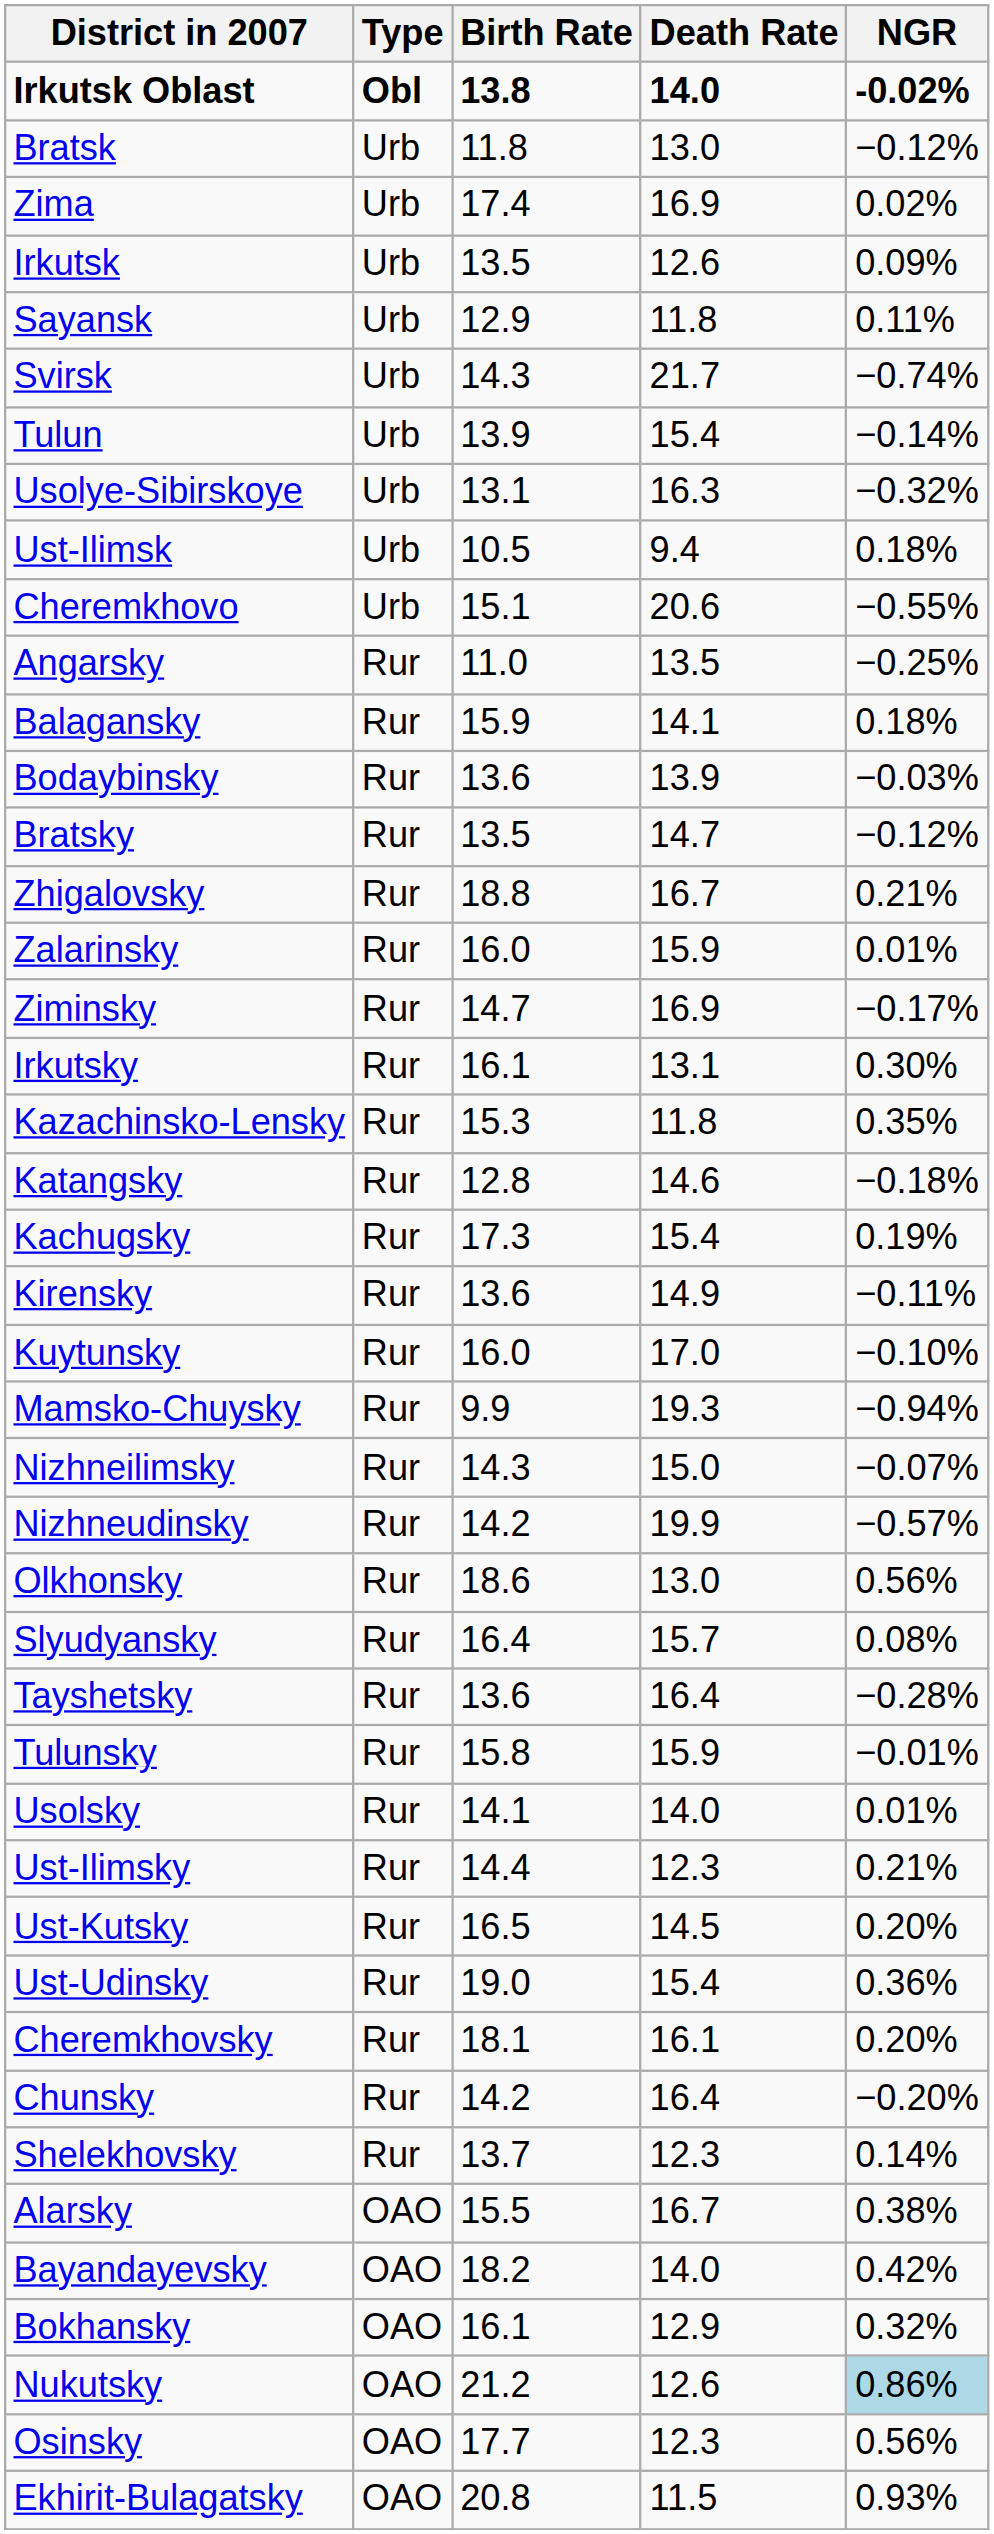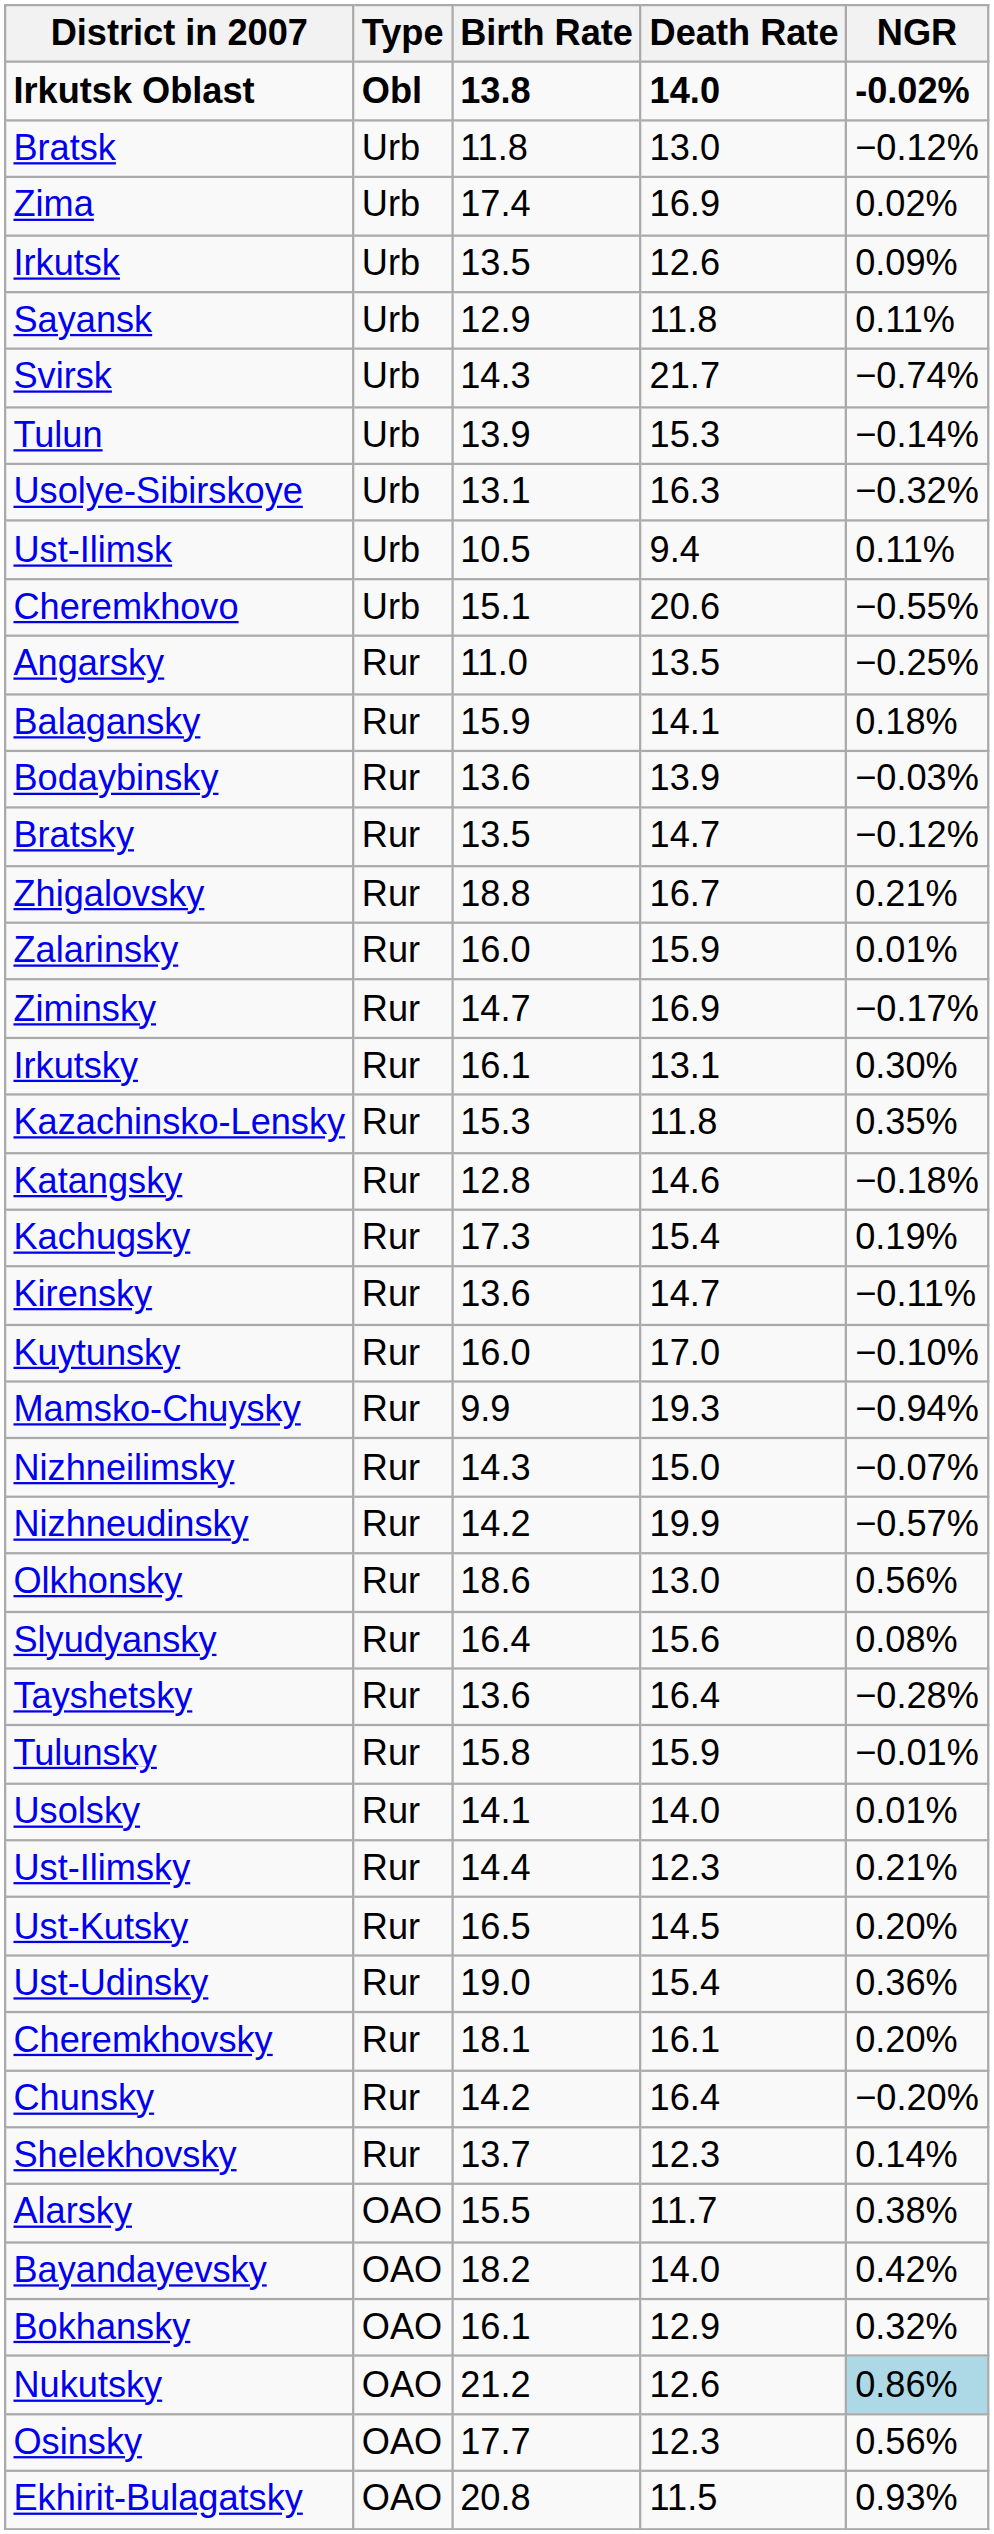(685, 434) 15.4 -> (685, 434) 15.3
(906, 549) 0.18% -> (905, 549) 0.11%
(685, 1294) 14.9 -> (685, 1294) 14.7
(685, 1638) 15.7 -> (685, 1638) 15.6
(685, 2212) 16.7 -> (683, 2212) 11.7
